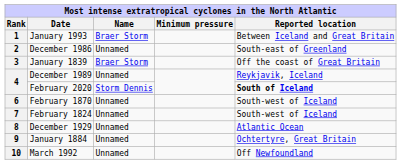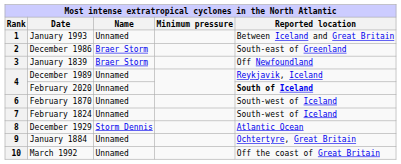(122, 37) Braer Storm -> (112, 37) Unnamed
(112, 50) Unnamed -> (122, 50) Braer Storm
(308, 62) Off the coast of Great Britain -> (275, 62) Off Newfoundland
(124, 88) Storm Dennis -> (112, 88) Unnamed
(112, 127) Unnamed -> (124, 127) Storm Dennis
(275, 153) Off Newfoundland -> (308, 153) Off the coast of Great Britain
